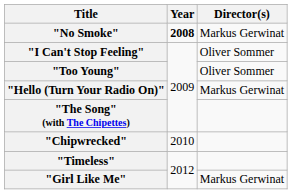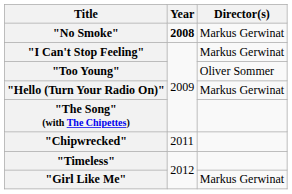(237, 52) Oliver Sommer -> (242, 52) Markus Gerwinat
(182, 141) 2010 -> (182, 141) 2011
